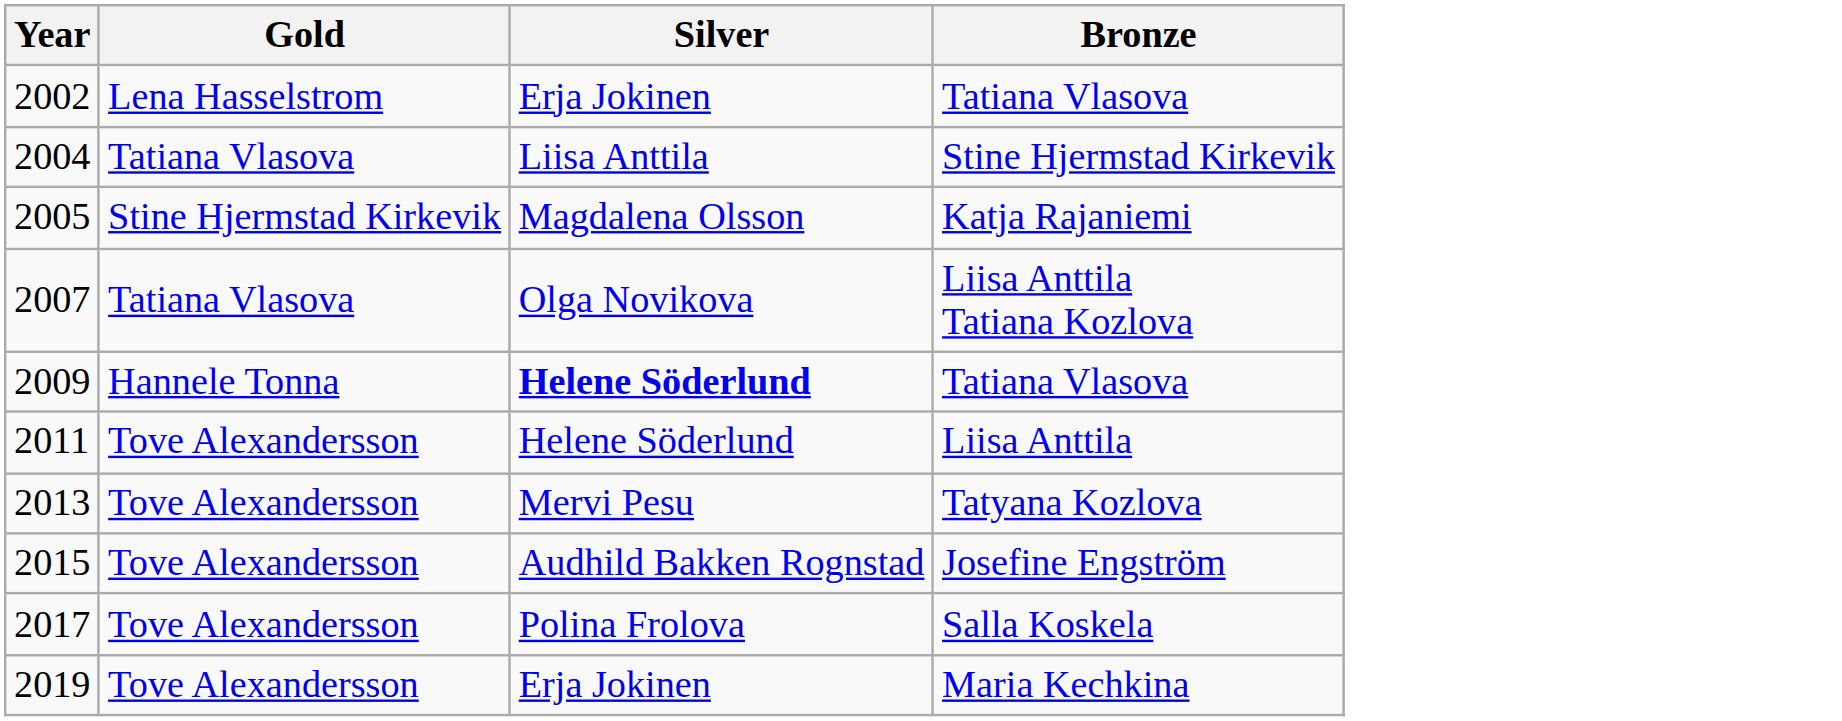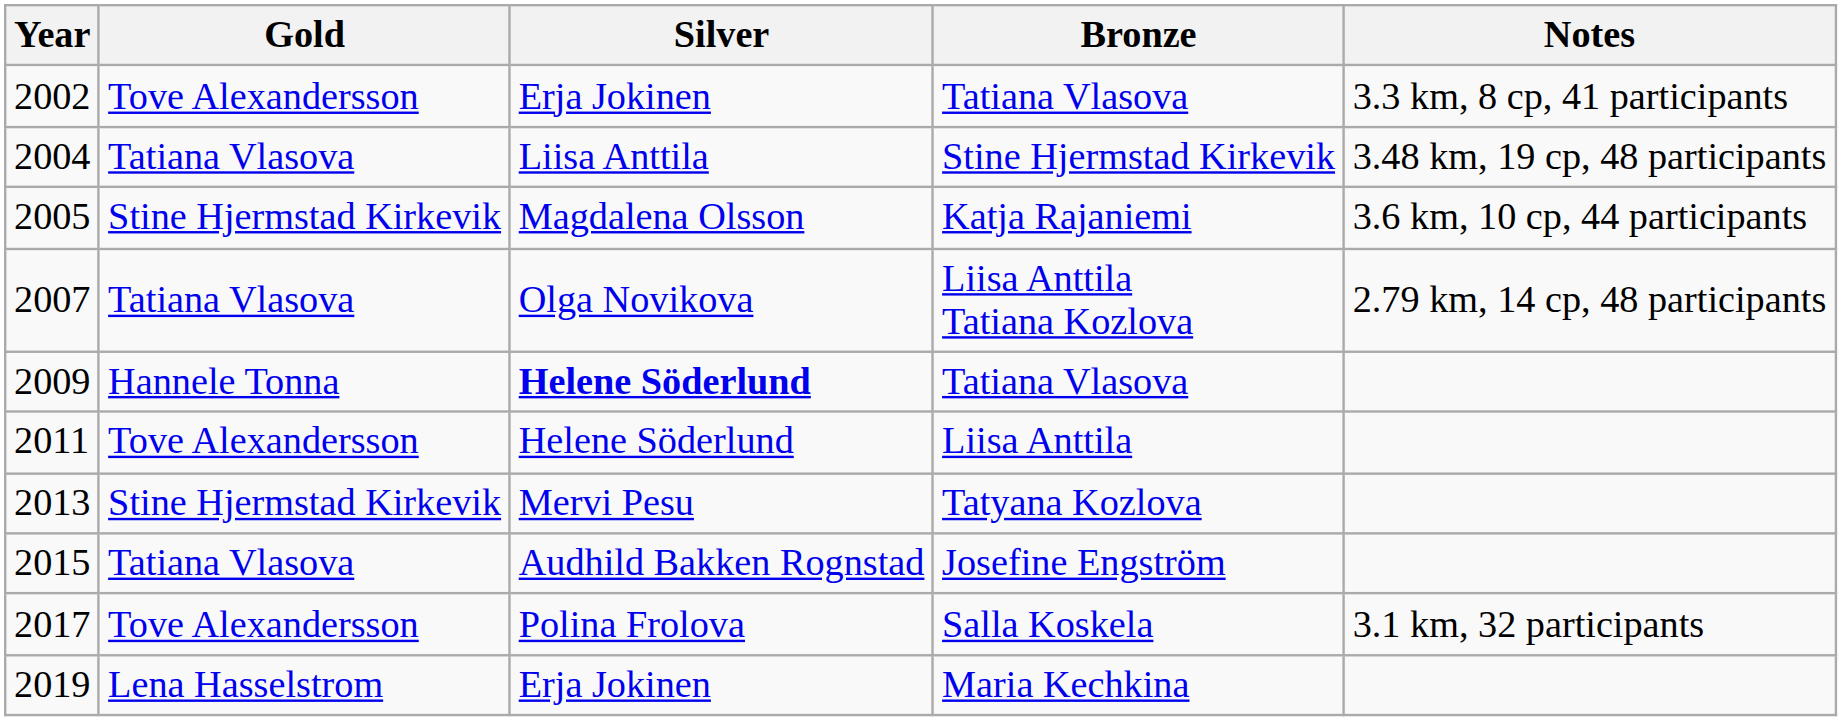+ column: (1590, 34)
(246, 95) Lena Hasselstrom -> (263, 95) Tove Alexandersson
(263, 502) Tove Alexandersson -> (305, 502) Stine Hjermstad Kirkevik
(263, 563) Tove Alexandersson -> (231, 563) Tatiana Vlasova
(263, 684) Tove Alexandersson -> (246, 684) Lena Hasselstrom
